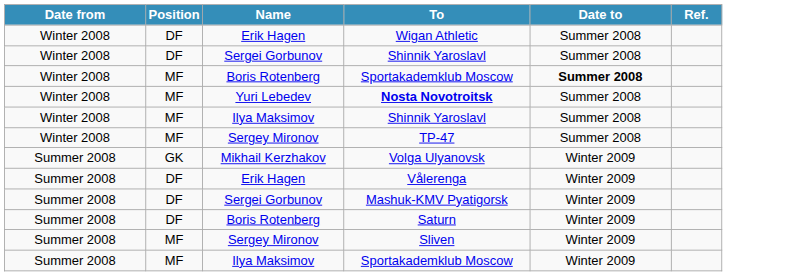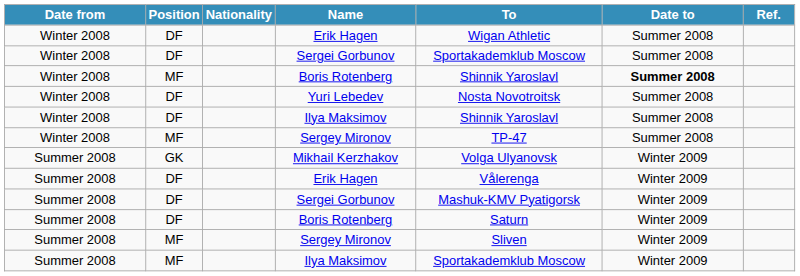+ column: (239, 15)
(437, 56) Shinnik Yaroslavl -> (509, 56) Sportakademklub Moscow
(437, 77) Sportakademklub Moscow -> (509, 77) Shinnik Yaroslavl
(174, 97) MF -> (174, 97) DF
(437, 97) bold -> (509, 97) normal
(174, 117) MF -> (174, 117) DF
